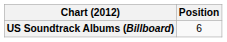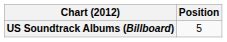(199, 28) 6 -> (199, 28) 5
